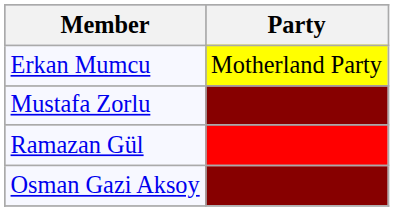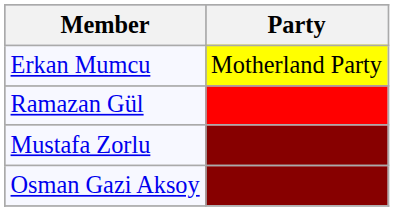rows swapped: (77, 145) <-> (80, 105)
